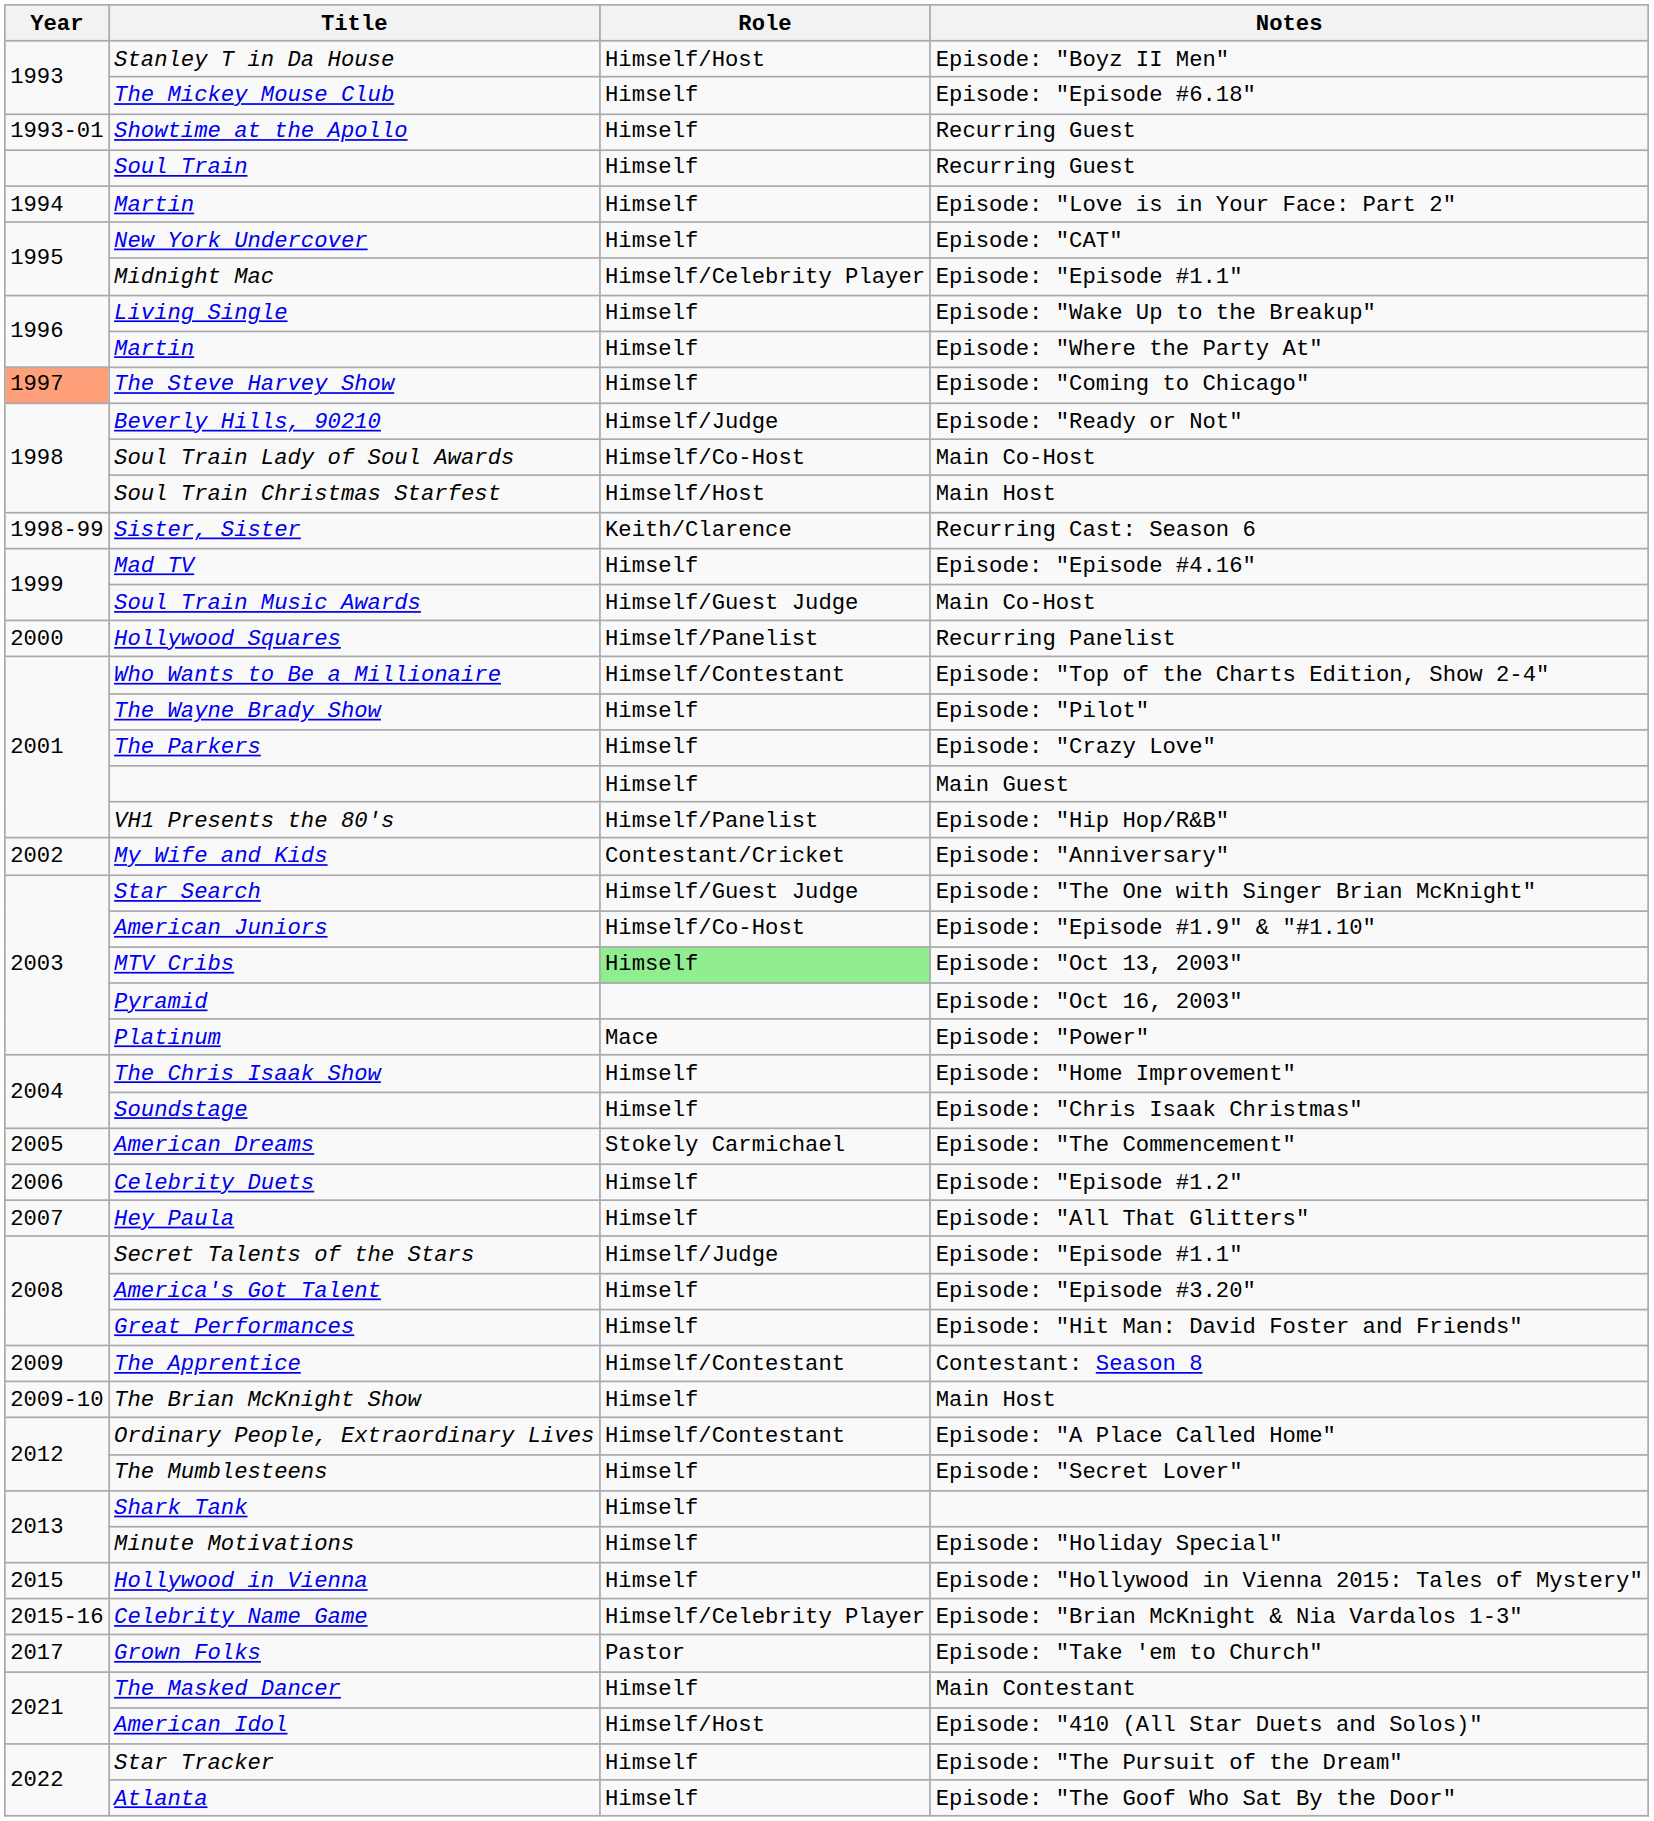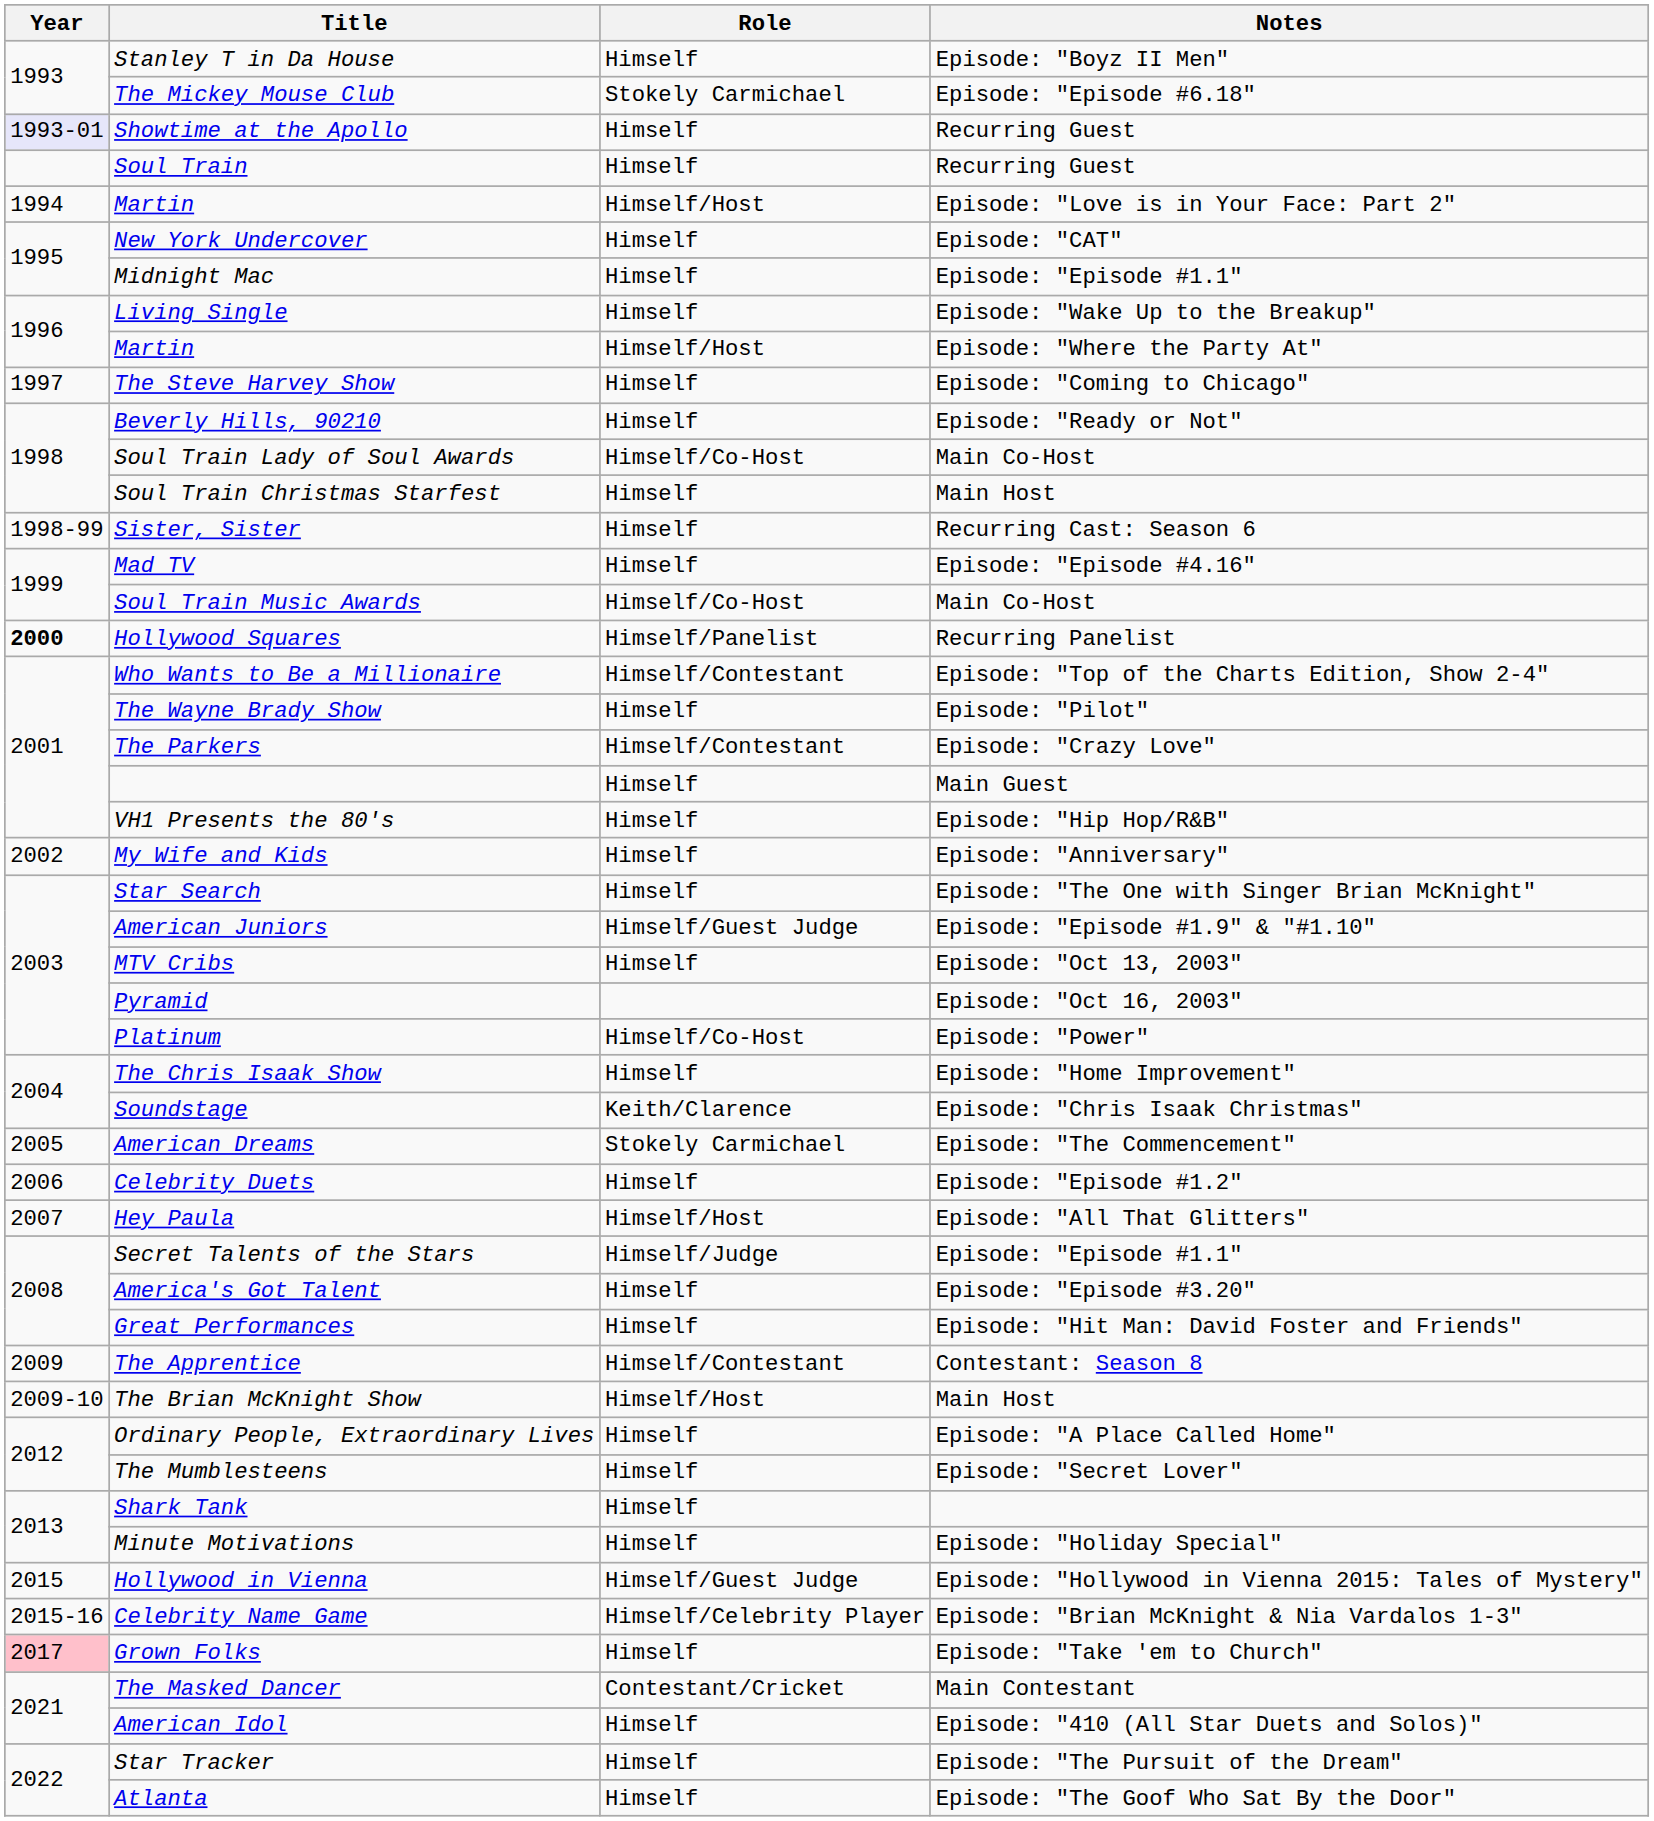(685, 59) Himself/Host -> (652, 59) Himself
(652, 95) Himself -> (725, 95) Stokely Carmichael
(57, 132) no background -> (57, 132) lavender background
(652, 204) Himself -> (685, 204) Himself/Host
(765, 277) Himself/Celebrity Player -> (652, 277) Himself
(652, 349) Himself -> (685, 349) Himself/Host
(37, 385) lightsalmon background -> (37, 385) no background
(692, 422) Himself/Judge -> (652, 422) Himself
(685, 494) Himself/Host -> (652, 494) Himself
(698, 530) Keith/Clarence -> (652, 530) Himself
(732, 603) Himself/Guest Judge -> (705, 603) Himself/Co-Host
(37, 639) normal -> (37, 639) bold
(652, 748) Himself -> (725, 748) Himself/Contestant
(712, 820) Himself/Panelist -> (652, 820) Himself
(725, 856) Contestant/Cricket -> (652, 856) Himself
(732, 893) Himself/Guest Judge -> (652, 893) Himself
(705, 929) Himself/Co-Host -> (732, 929) Himself/Guest Judge
(652, 965) lightgreen background -> (652, 965) no background
(632, 1037) Mace -> (705, 1037) Himself/Co-Host
(652, 1110) Himself -> (698, 1110) Keith/Clarence
(652, 1219) Himself -> (685, 1219) Himself/Host
(652, 1400) Himself -> (685, 1400) Himself/Host
(725, 1436) Himself/Contestant -> (652, 1436) Himself
(652, 1581) Himself -> (732, 1581) Himself/Guest Judge
(37, 1653) no background -> (37, 1653) pink background
(645, 1653) Pastor -> (652, 1653) Himself
(652, 1690) Himself -> (725, 1690) Contestant/Cricket
(685, 1726) Himself/Host -> (652, 1726) Himself
